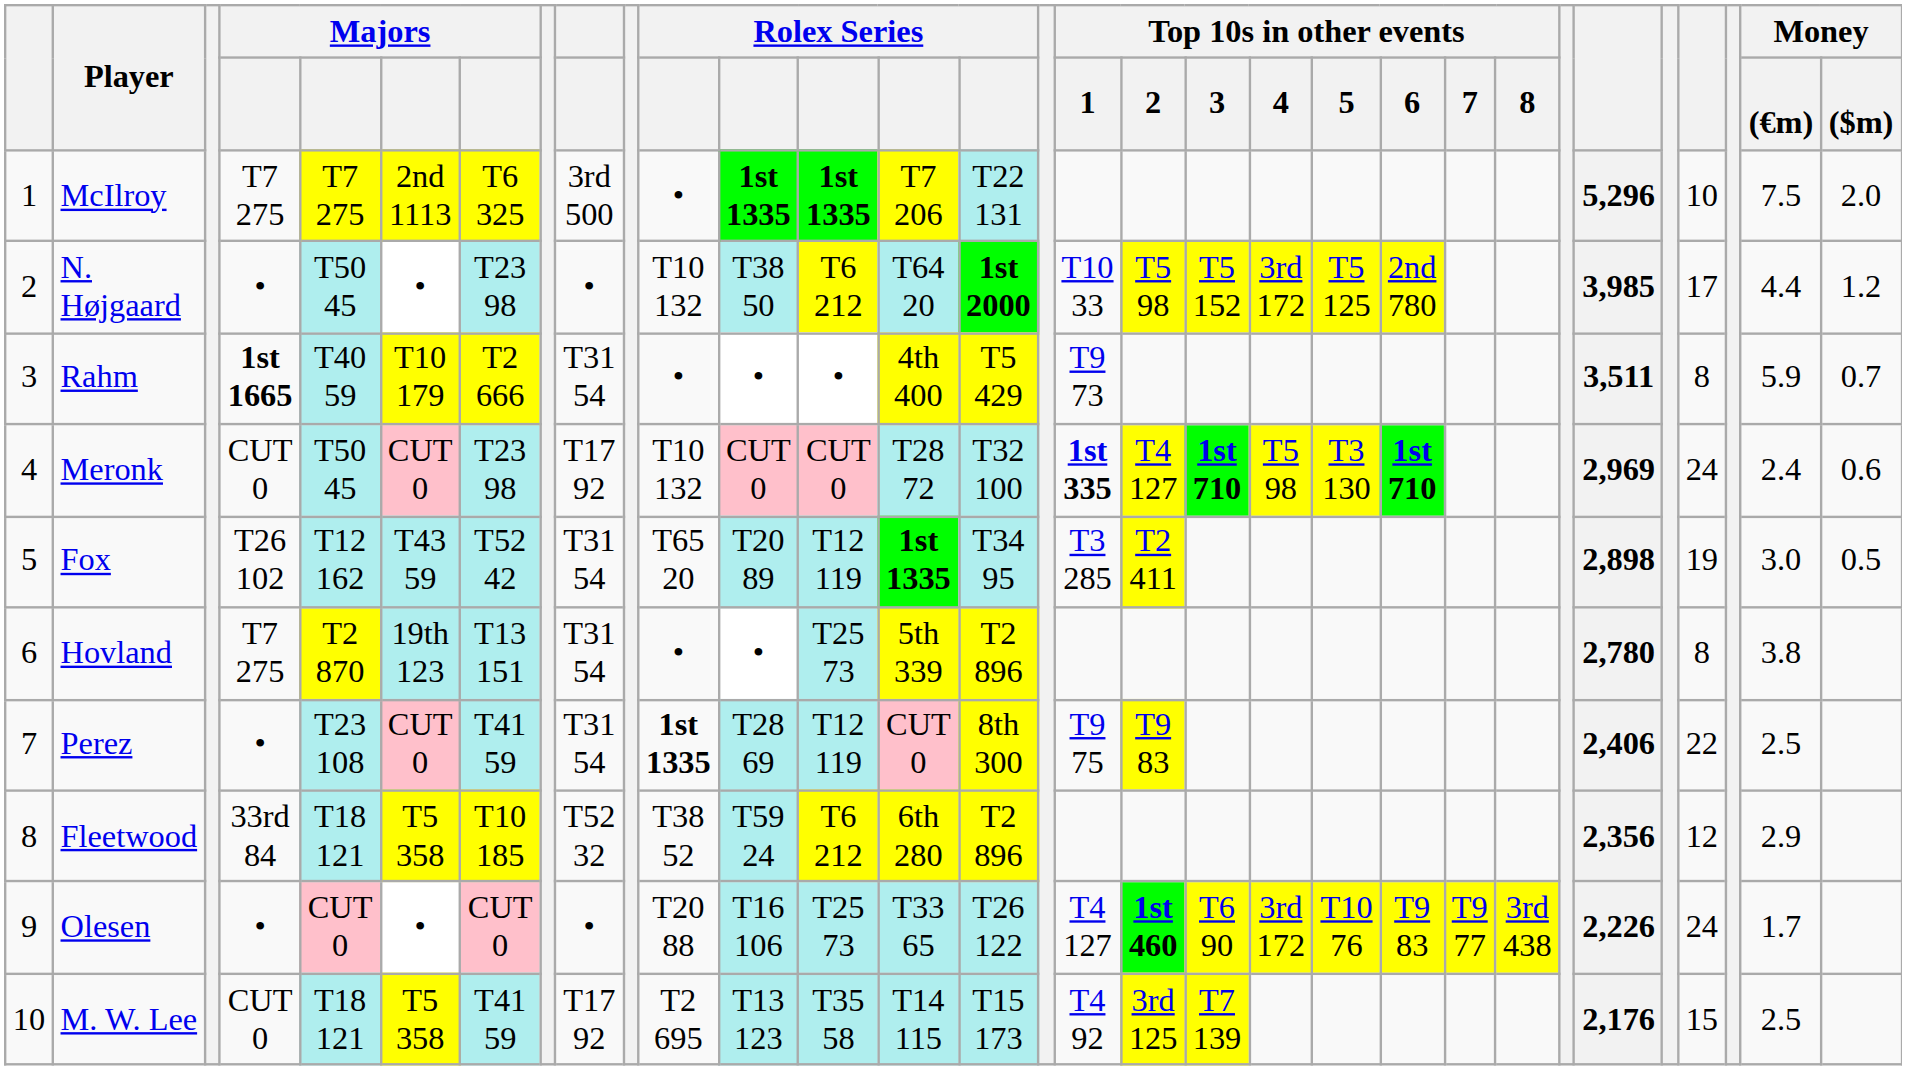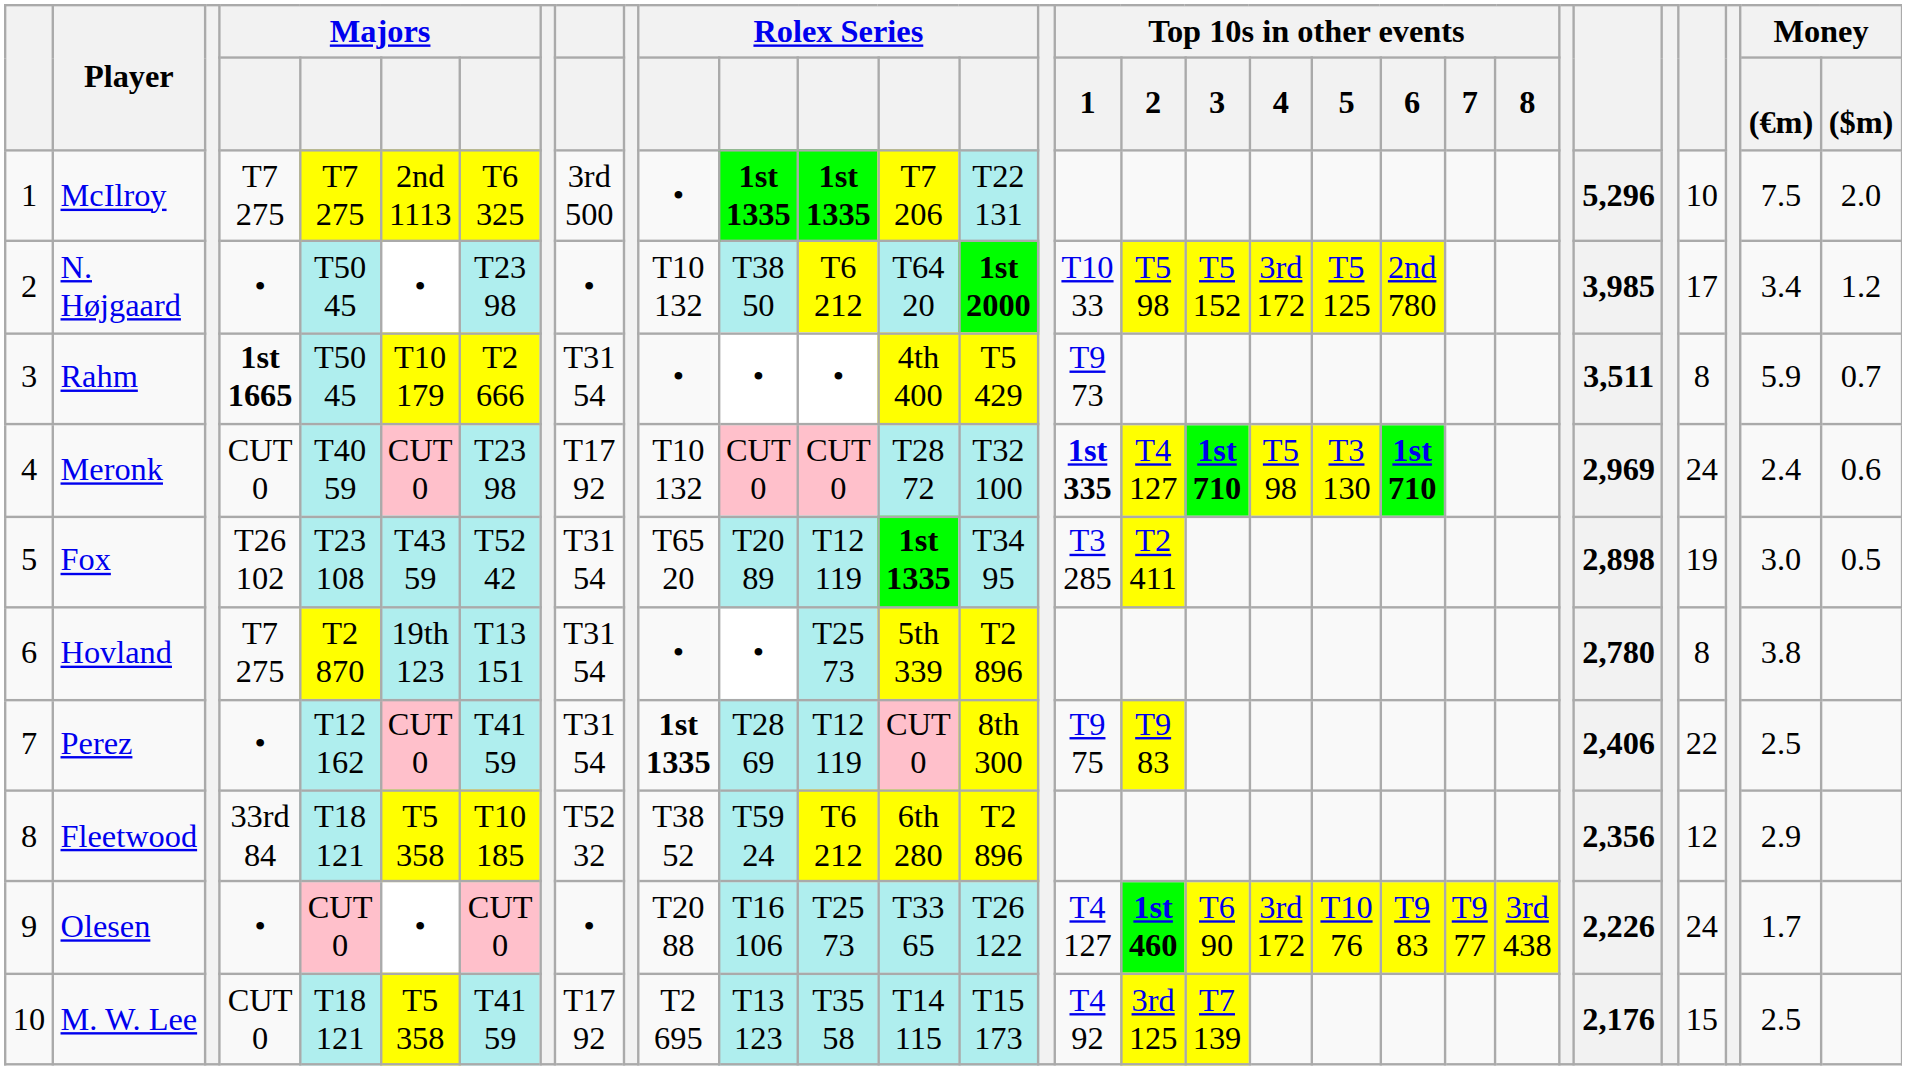(1781, 286) 4.4 -> (1781, 286) 3.4
(340, 377) T40 59 -> (340, 377) T50 45
(340, 469) T50 45 -> (340, 469) T40 59
(340, 560) T12 162 -> (340, 560) T23 108
(340, 743) T23 108 -> (340, 743) T12 162
